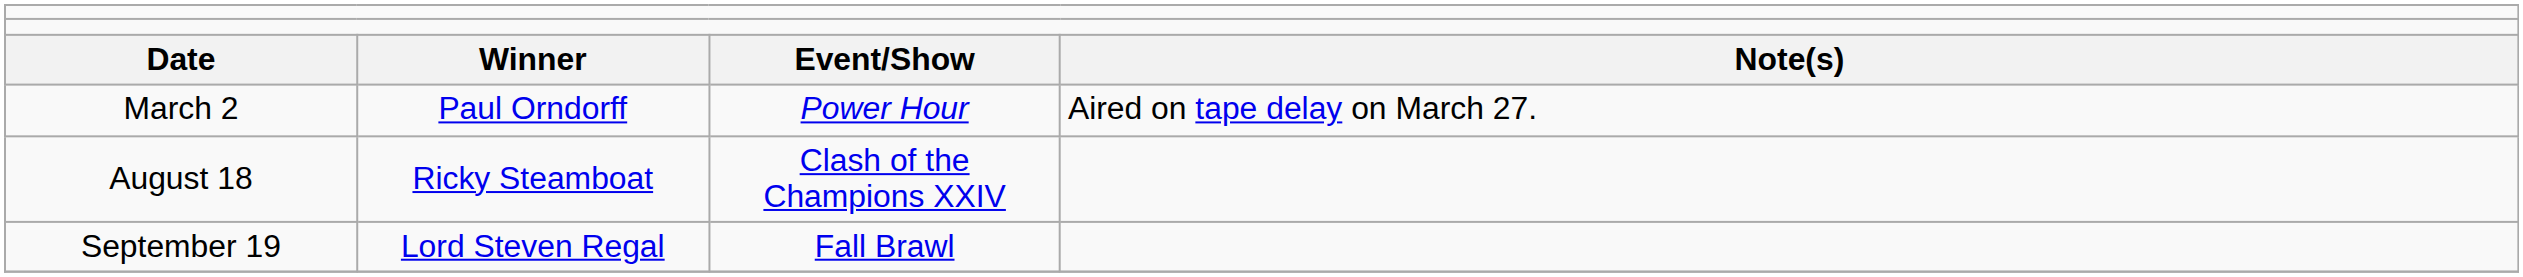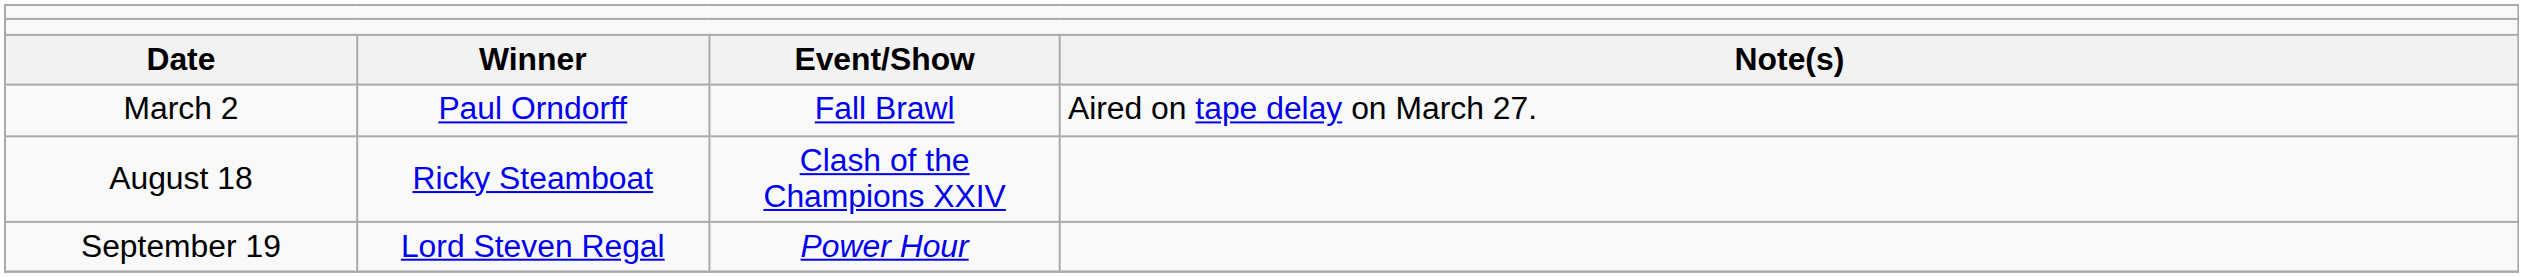(885, 109) Power Hour -> (885, 109) Fall Brawl
(885, 246) Fall Brawl -> (885, 246) Power Hour
